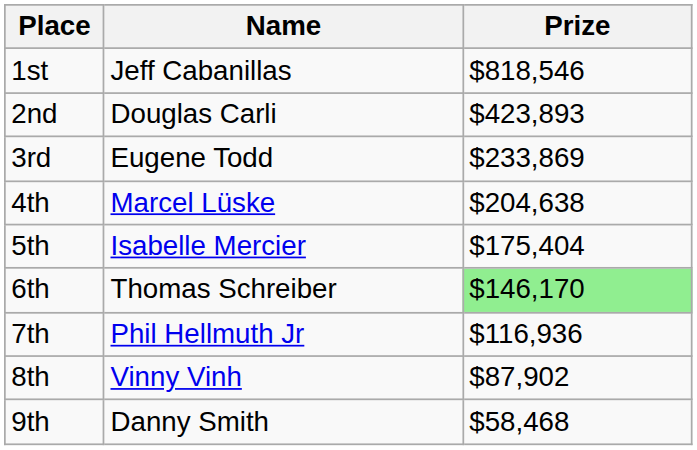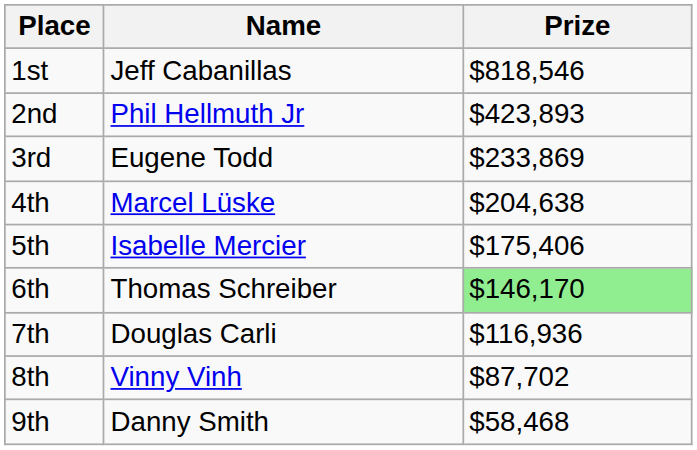(194, 114) Douglas Carli -> (207, 114) Phil Hellmuth Jr
(527, 245) $175,404 -> (527, 245) $175,406
(207, 333) Phil Hellmuth Jr -> (194, 333) Douglas Carli
(519, 377) $87,902 -> (519, 377) $87,702
